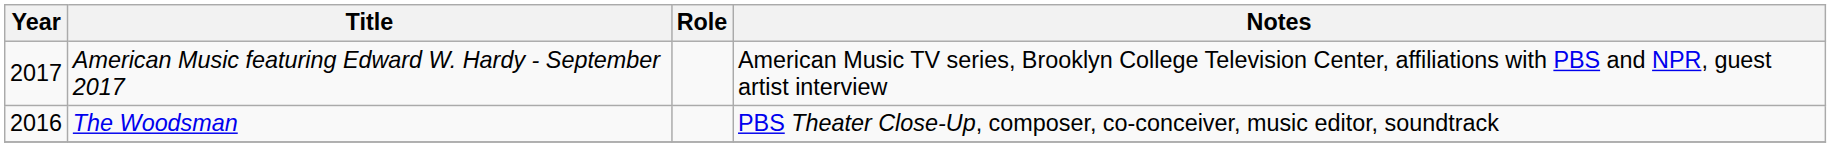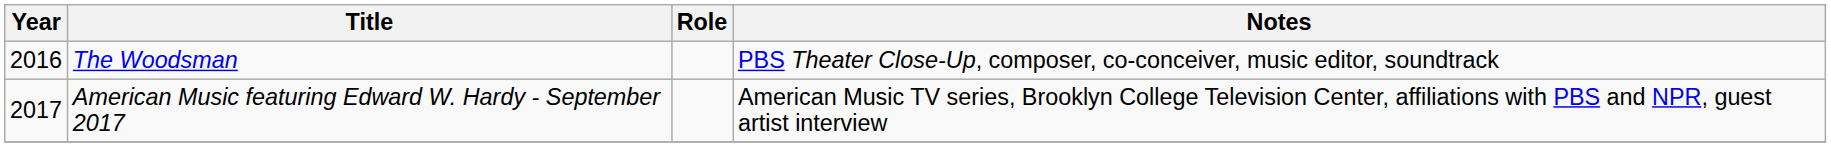rows swapped: (155, 123) <-> (366, 73)
